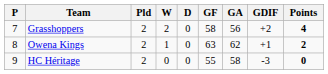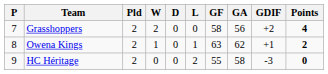+ column: (195, 12)
